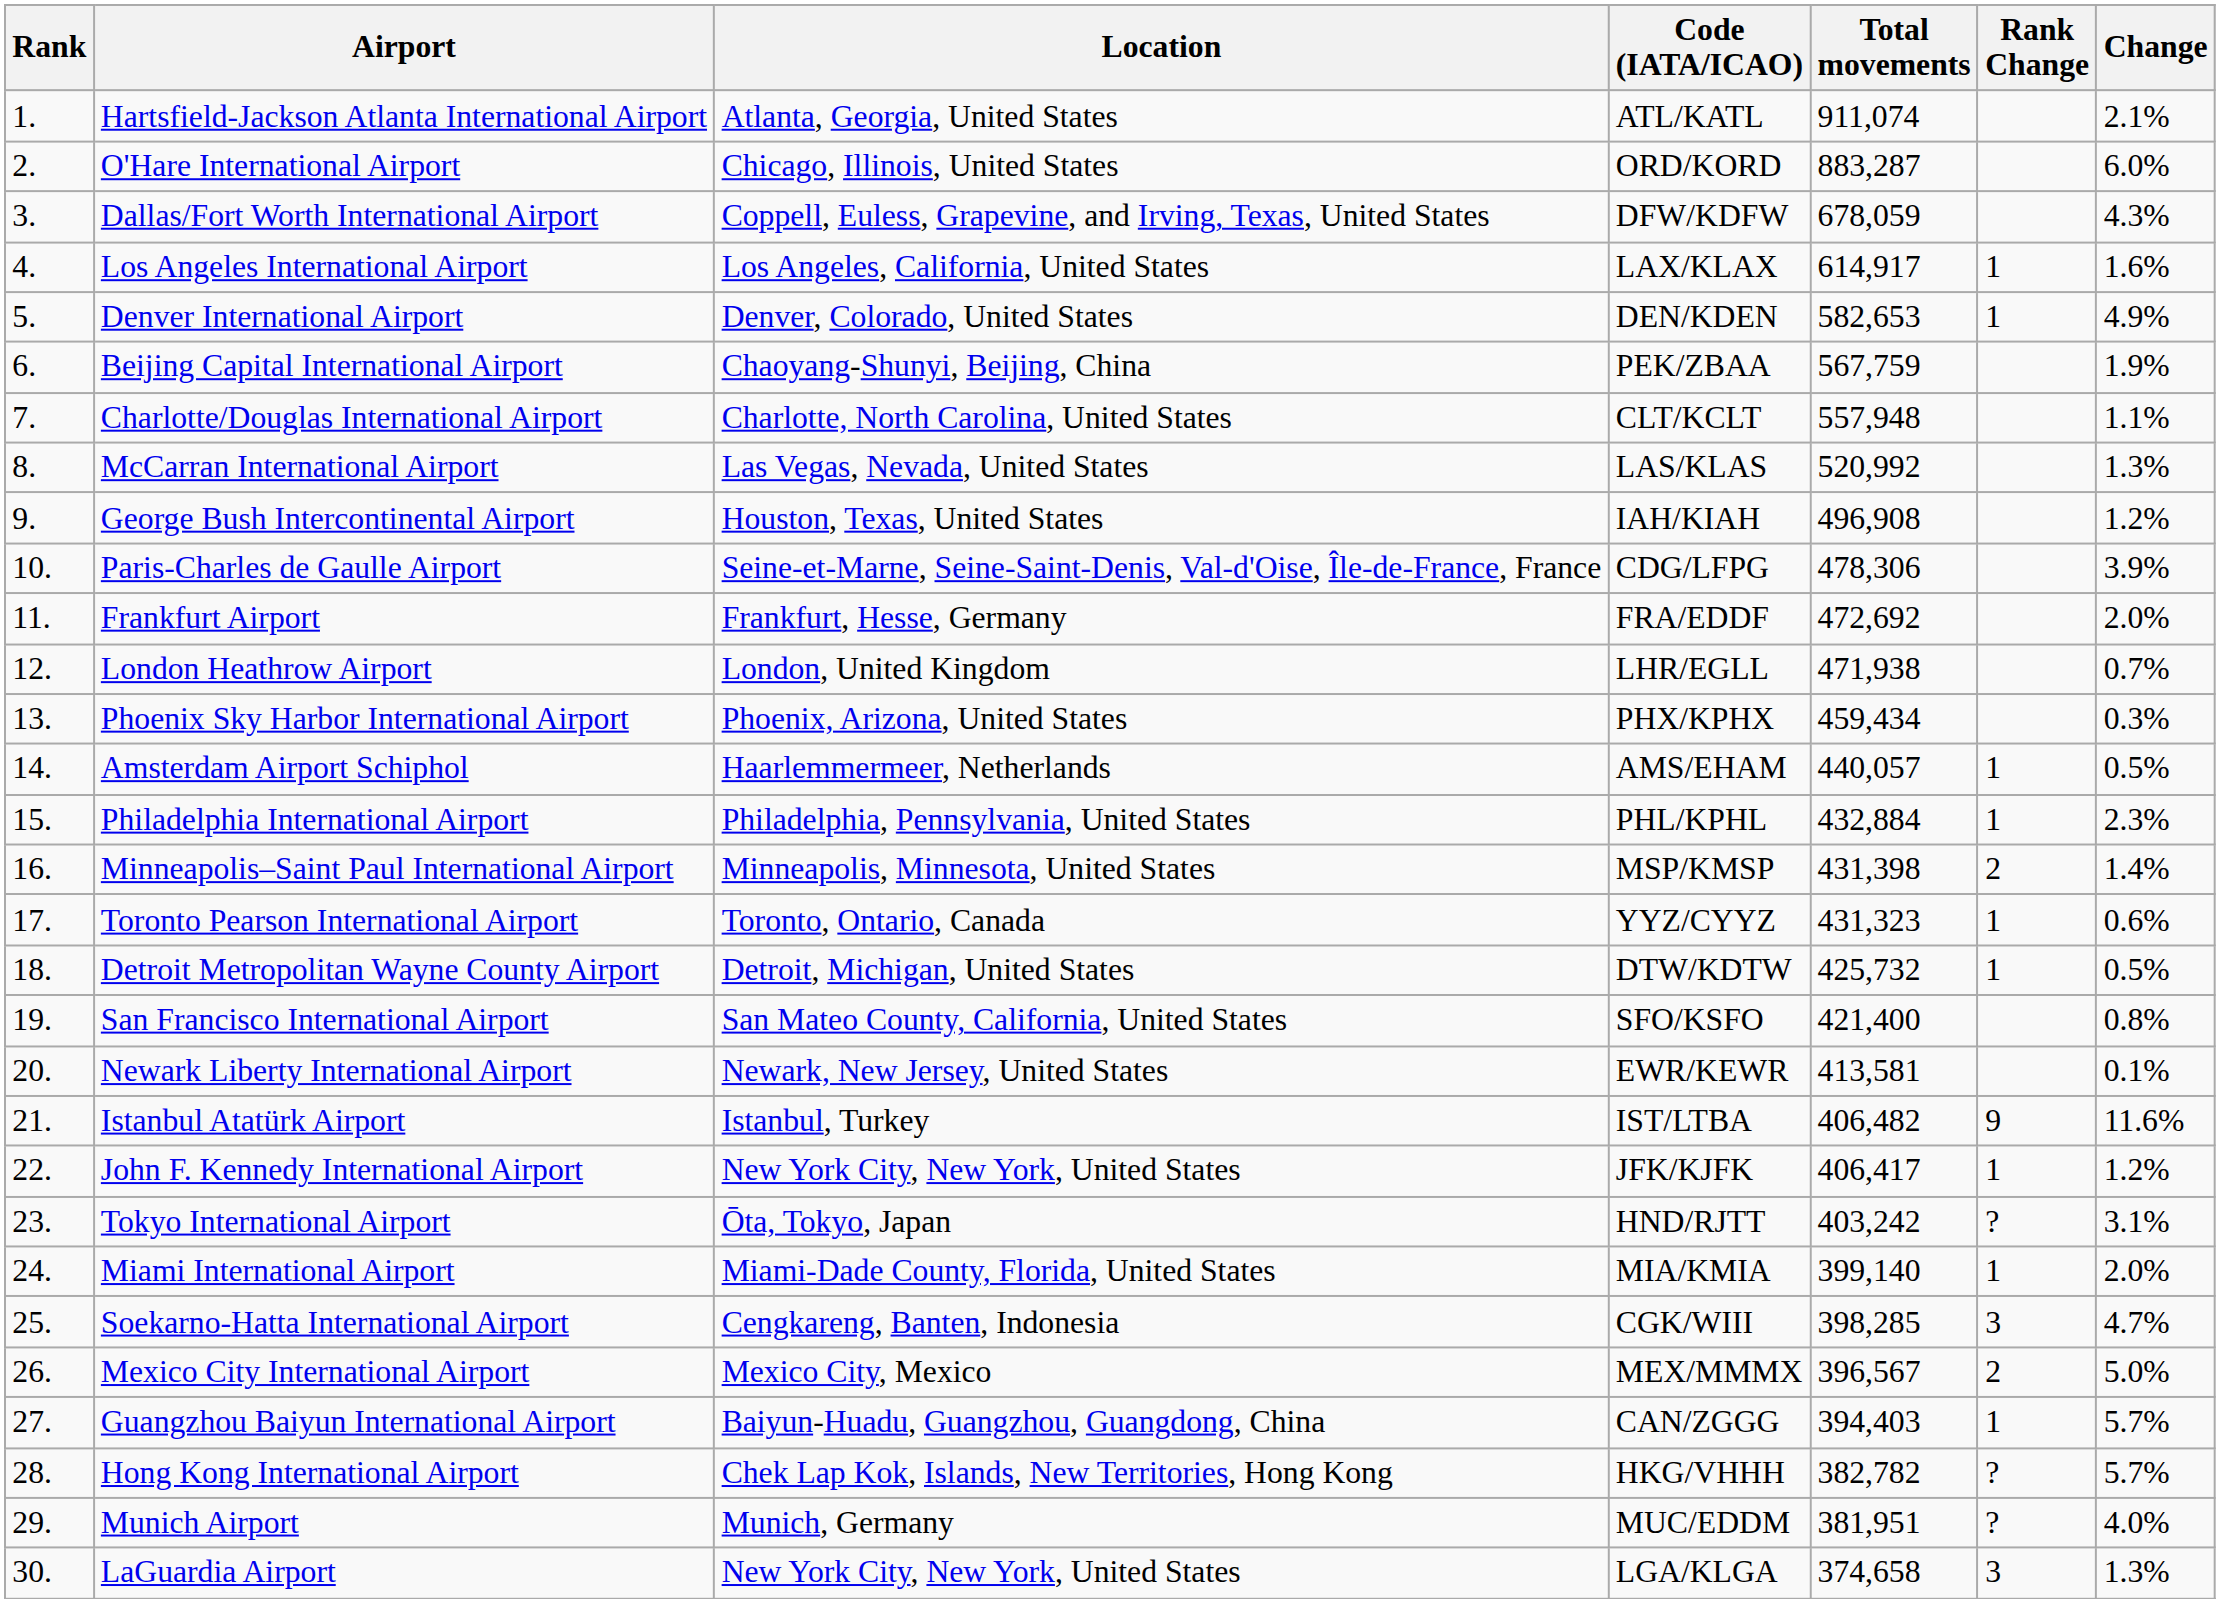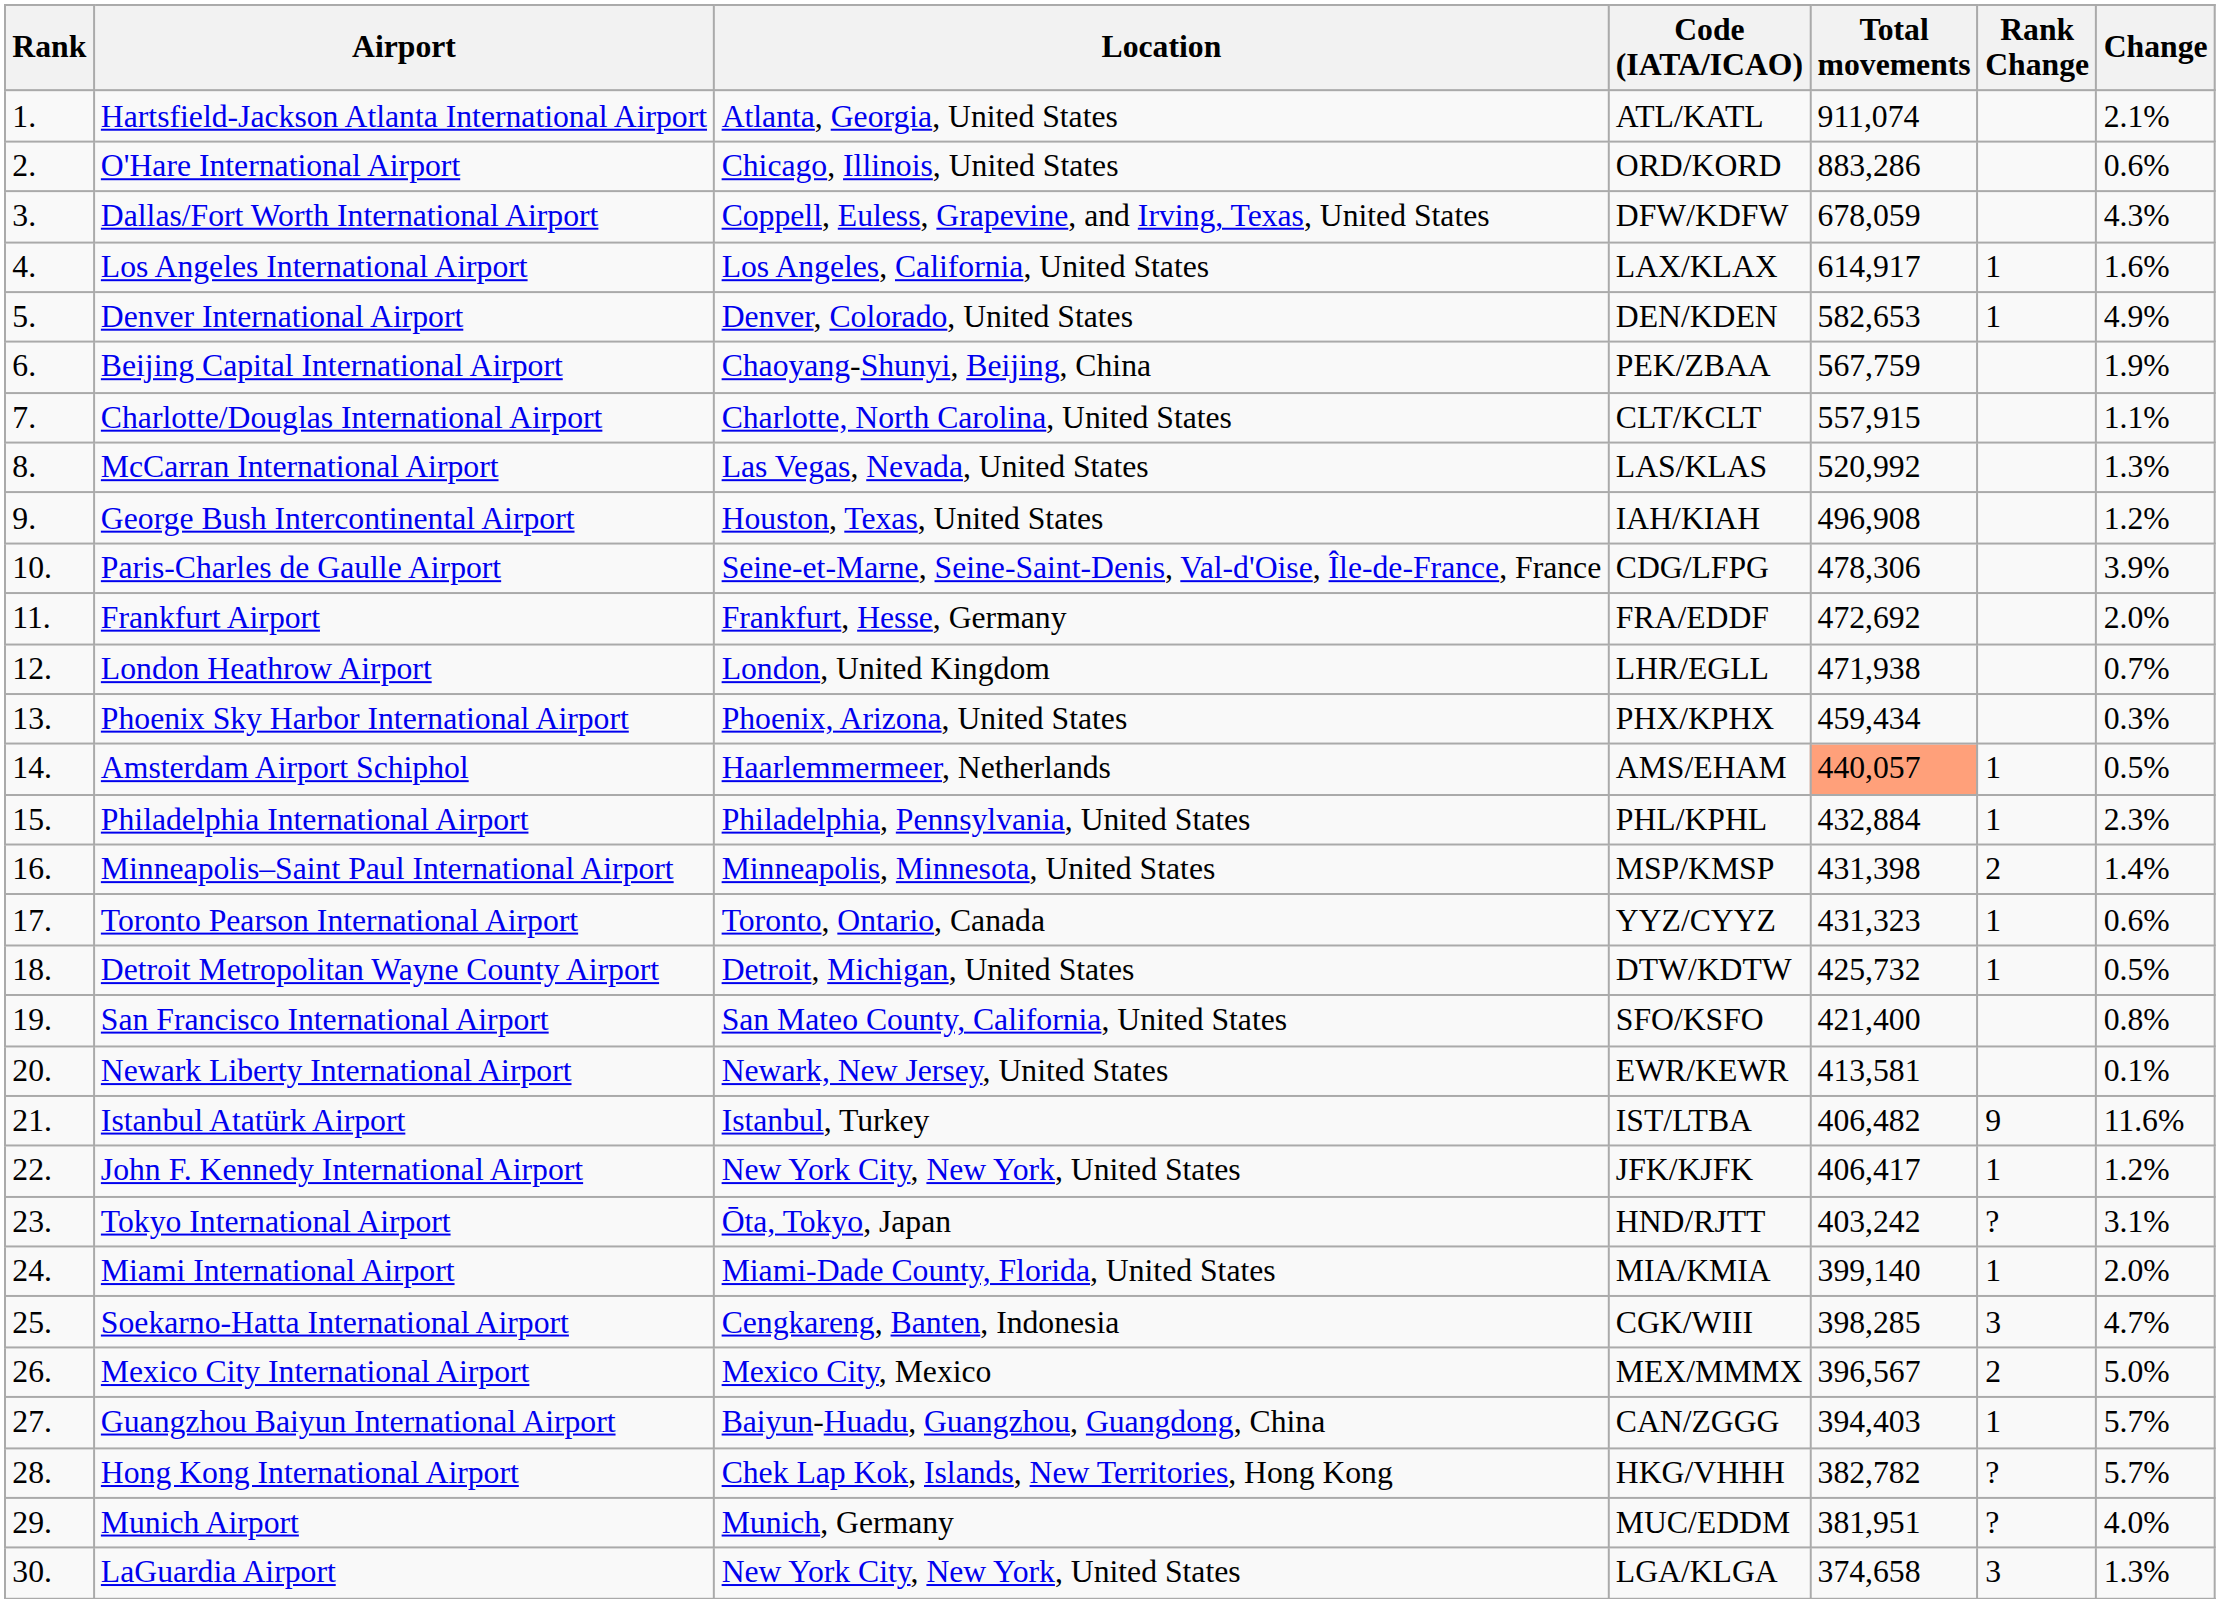(1869, 165) 883,287 -> (1869, 165) 883,286
(2137, 165) 6.0% -> (2137, 165) 0.6%
(1869, 416) 557,948 -> (1869, 416) 557,915
(1869, 768) no background -> (1869, 768) lightsalmon background
